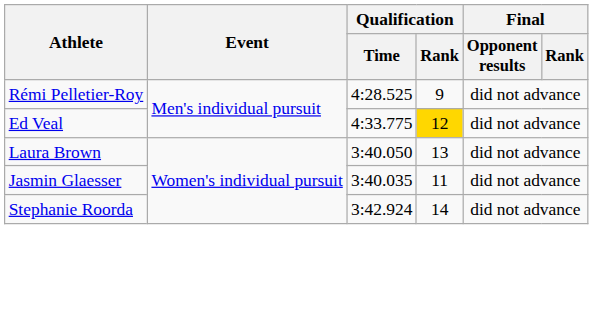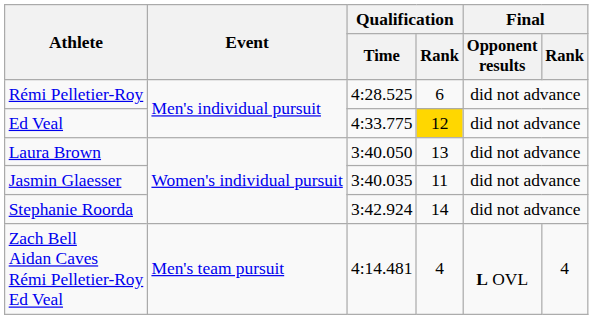(440, 94) 9 -> (440, 94) 6
+ row: (76, 269)
